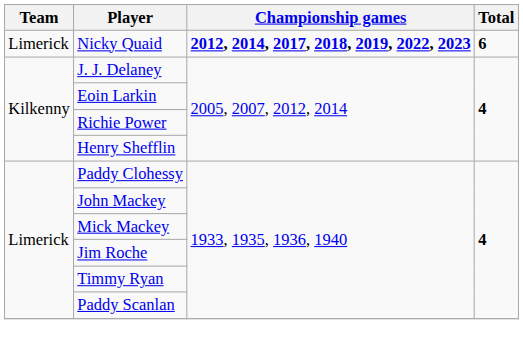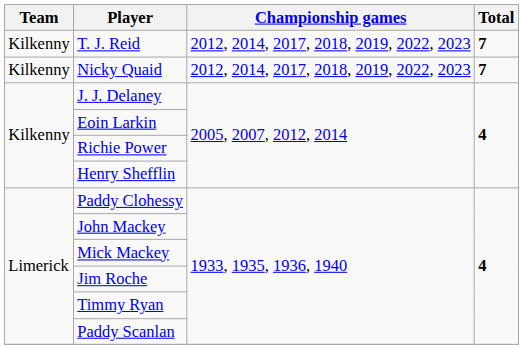+ row: (109, 43)
(39, 43) Limerick -> (39, 69) Kilkenny
(331, 43) bold -> (331, 69) normal
(482, 43) 6 -> (482, 69) 7
